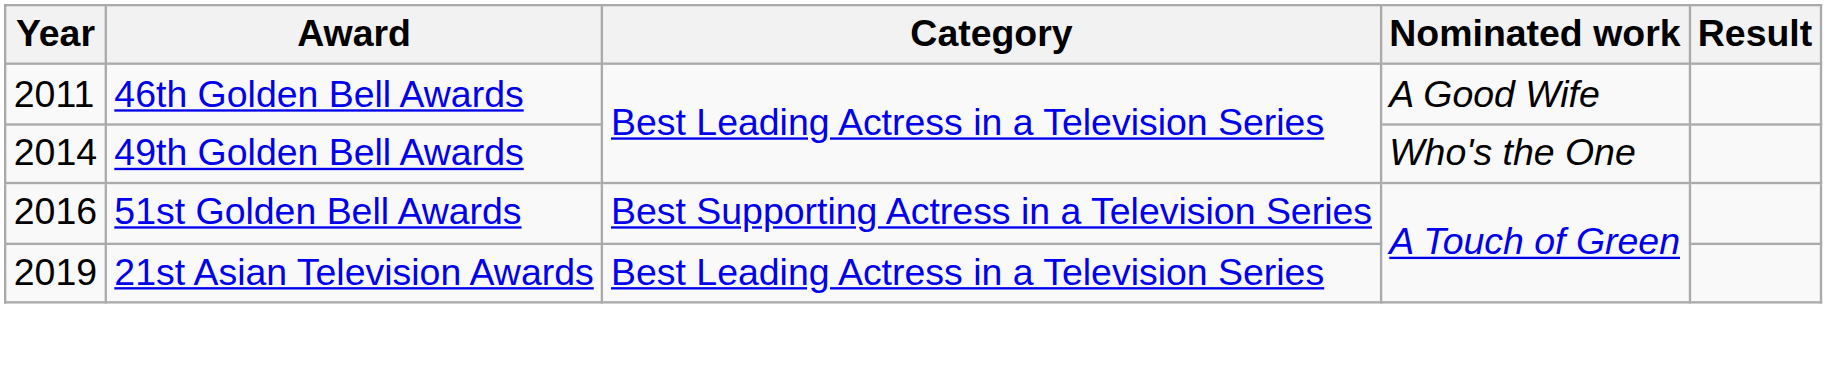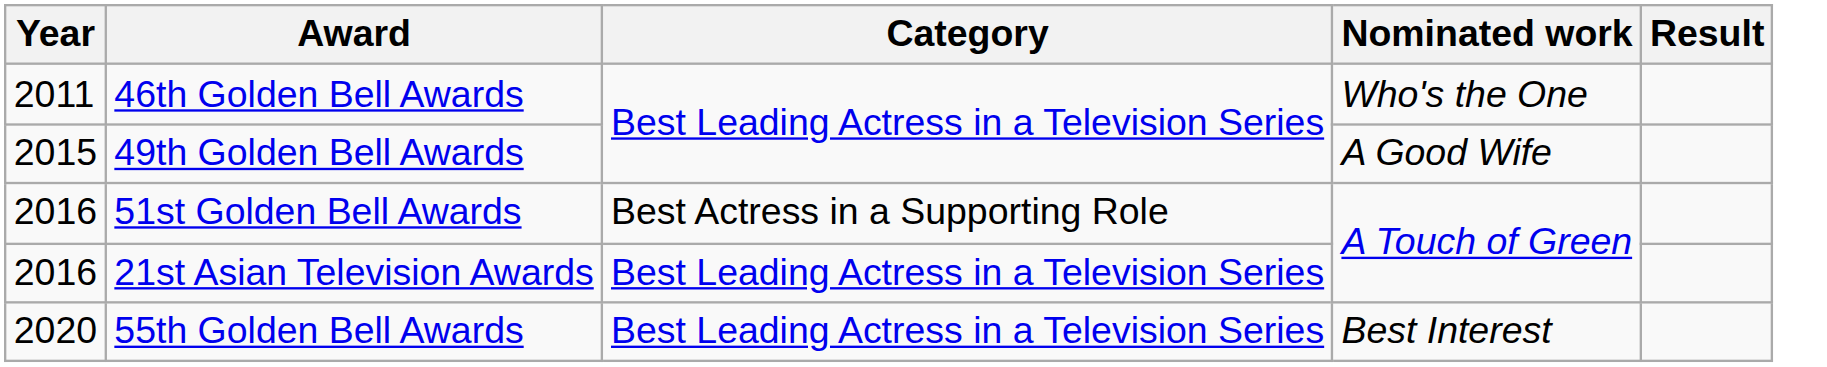(1495, 93) A Good Wife -> (1465, 93) Who's the One
(55, 152) 2014 -> (55, 152) 2015
(1513, 152) Who's the One -> (1447, 152) A Good Wife
(992, 212) Best Supporting Actress in a Television Series -> (890, 212) Best Actress in a Supporting Role
(55, 271) 2019 -> (55, 271) 2016
+ row: (319, 331)
